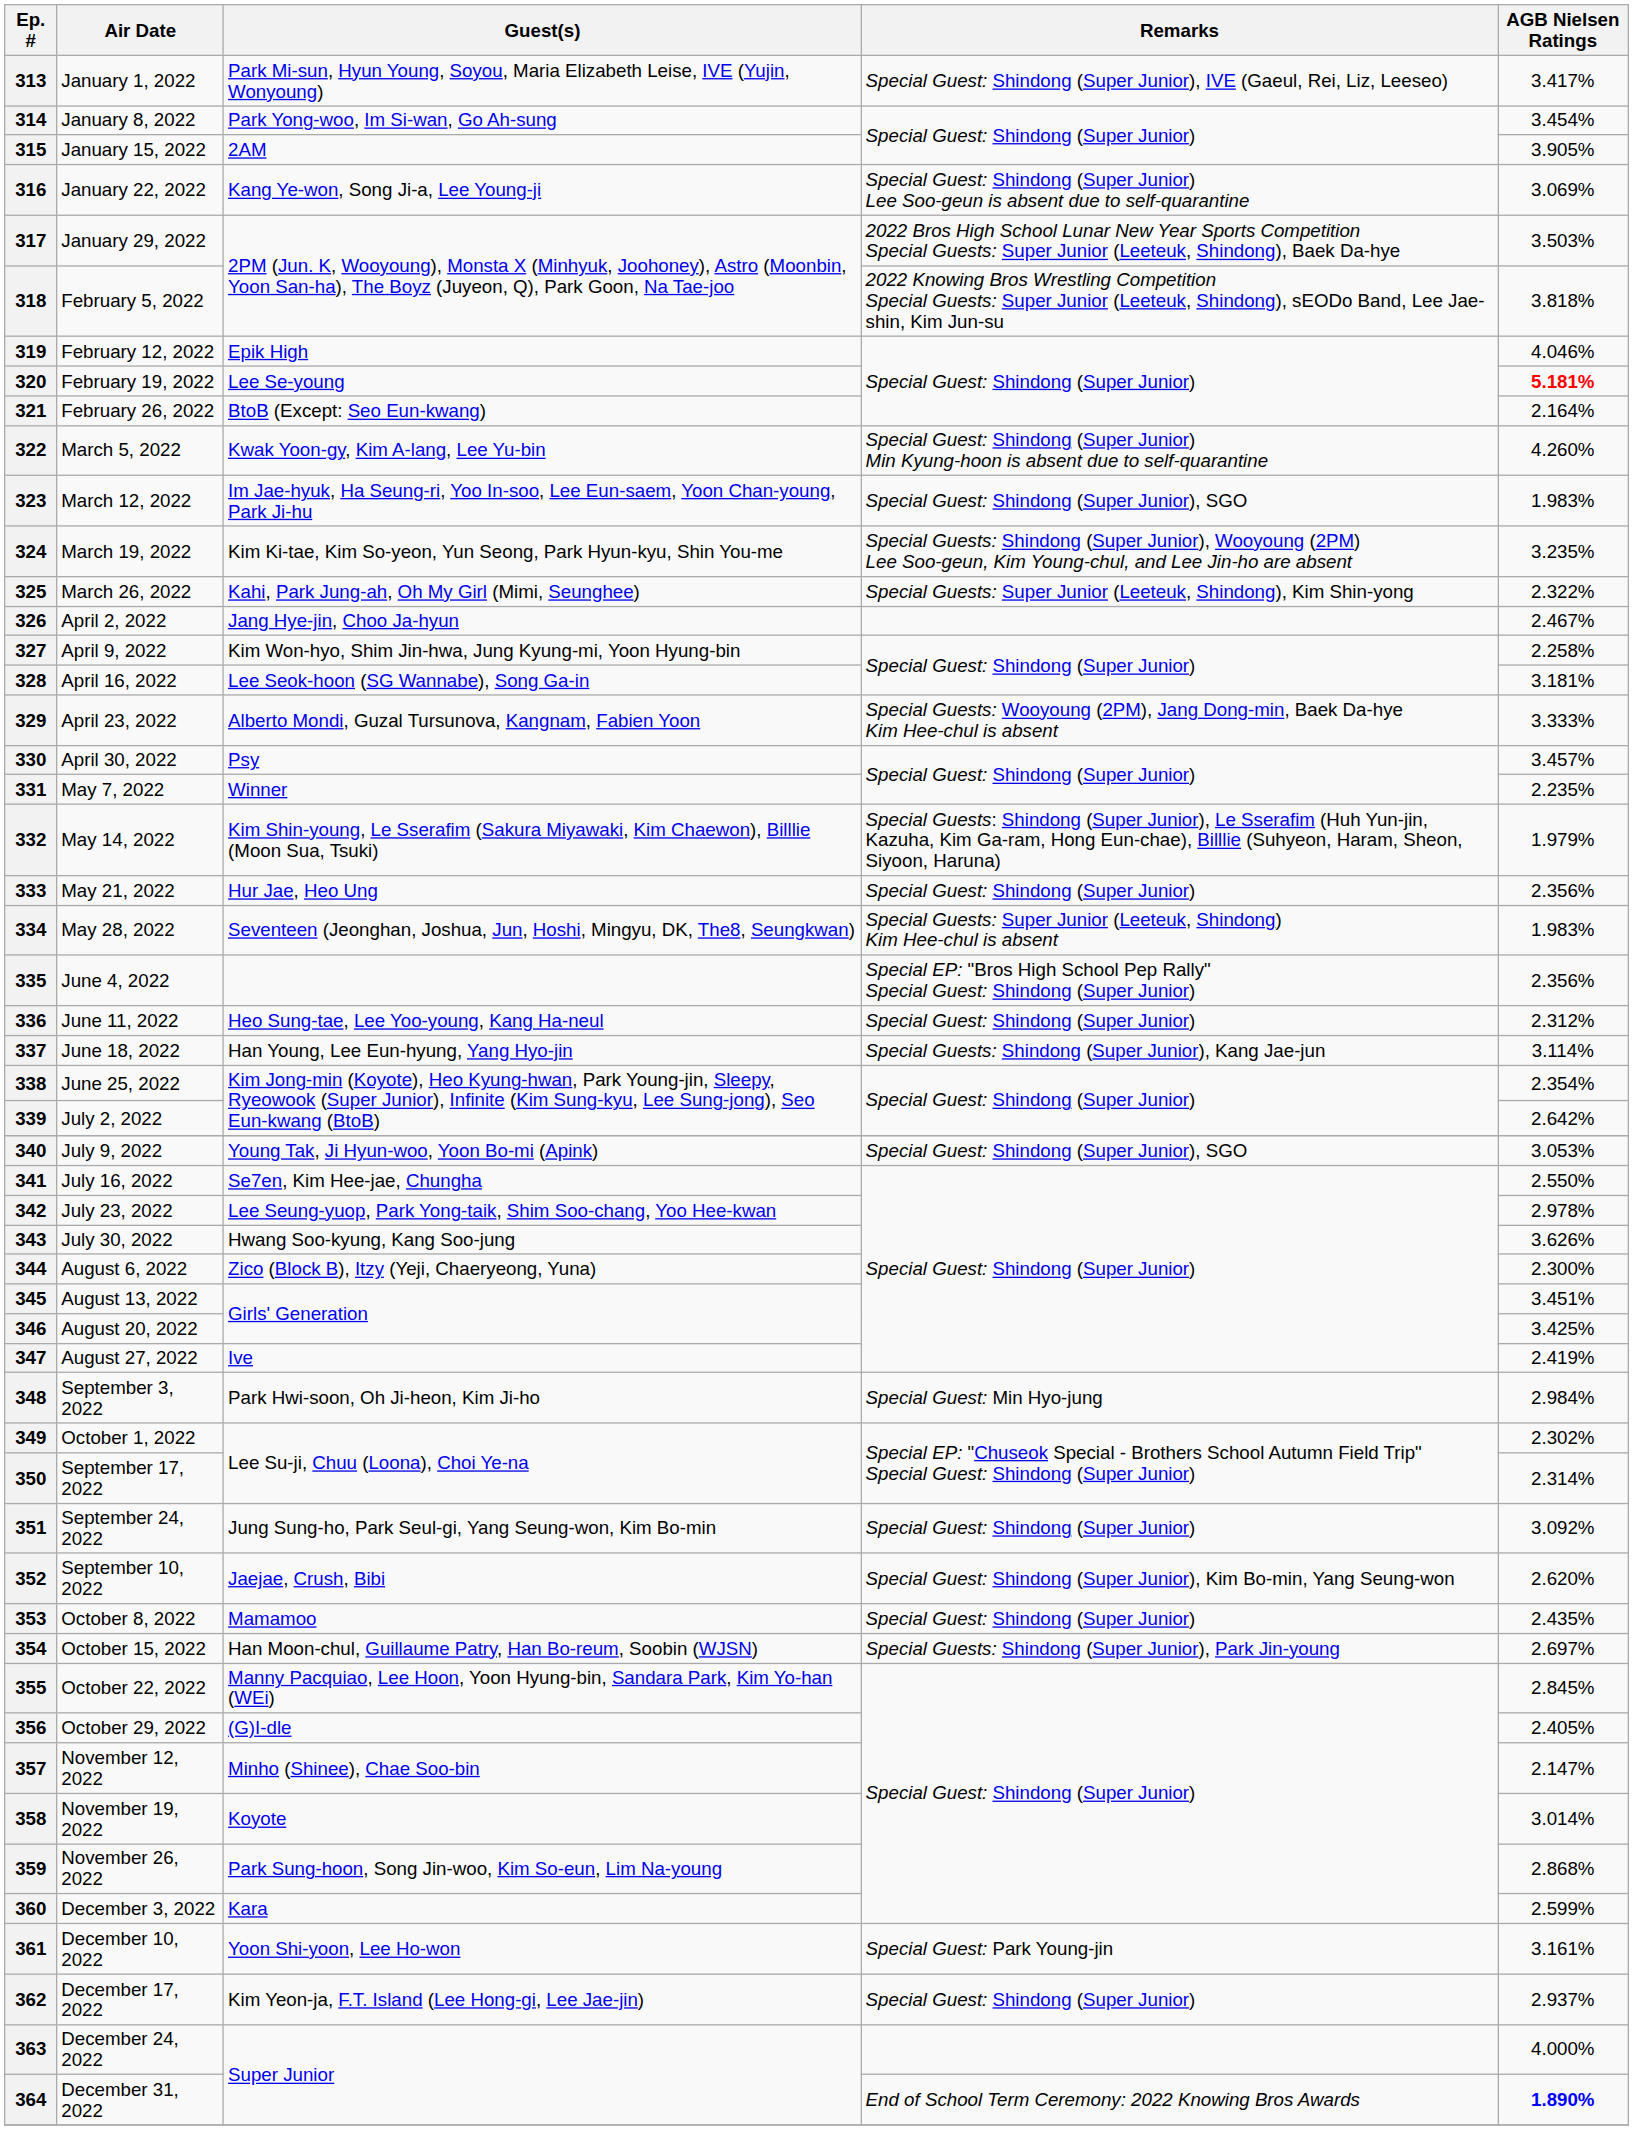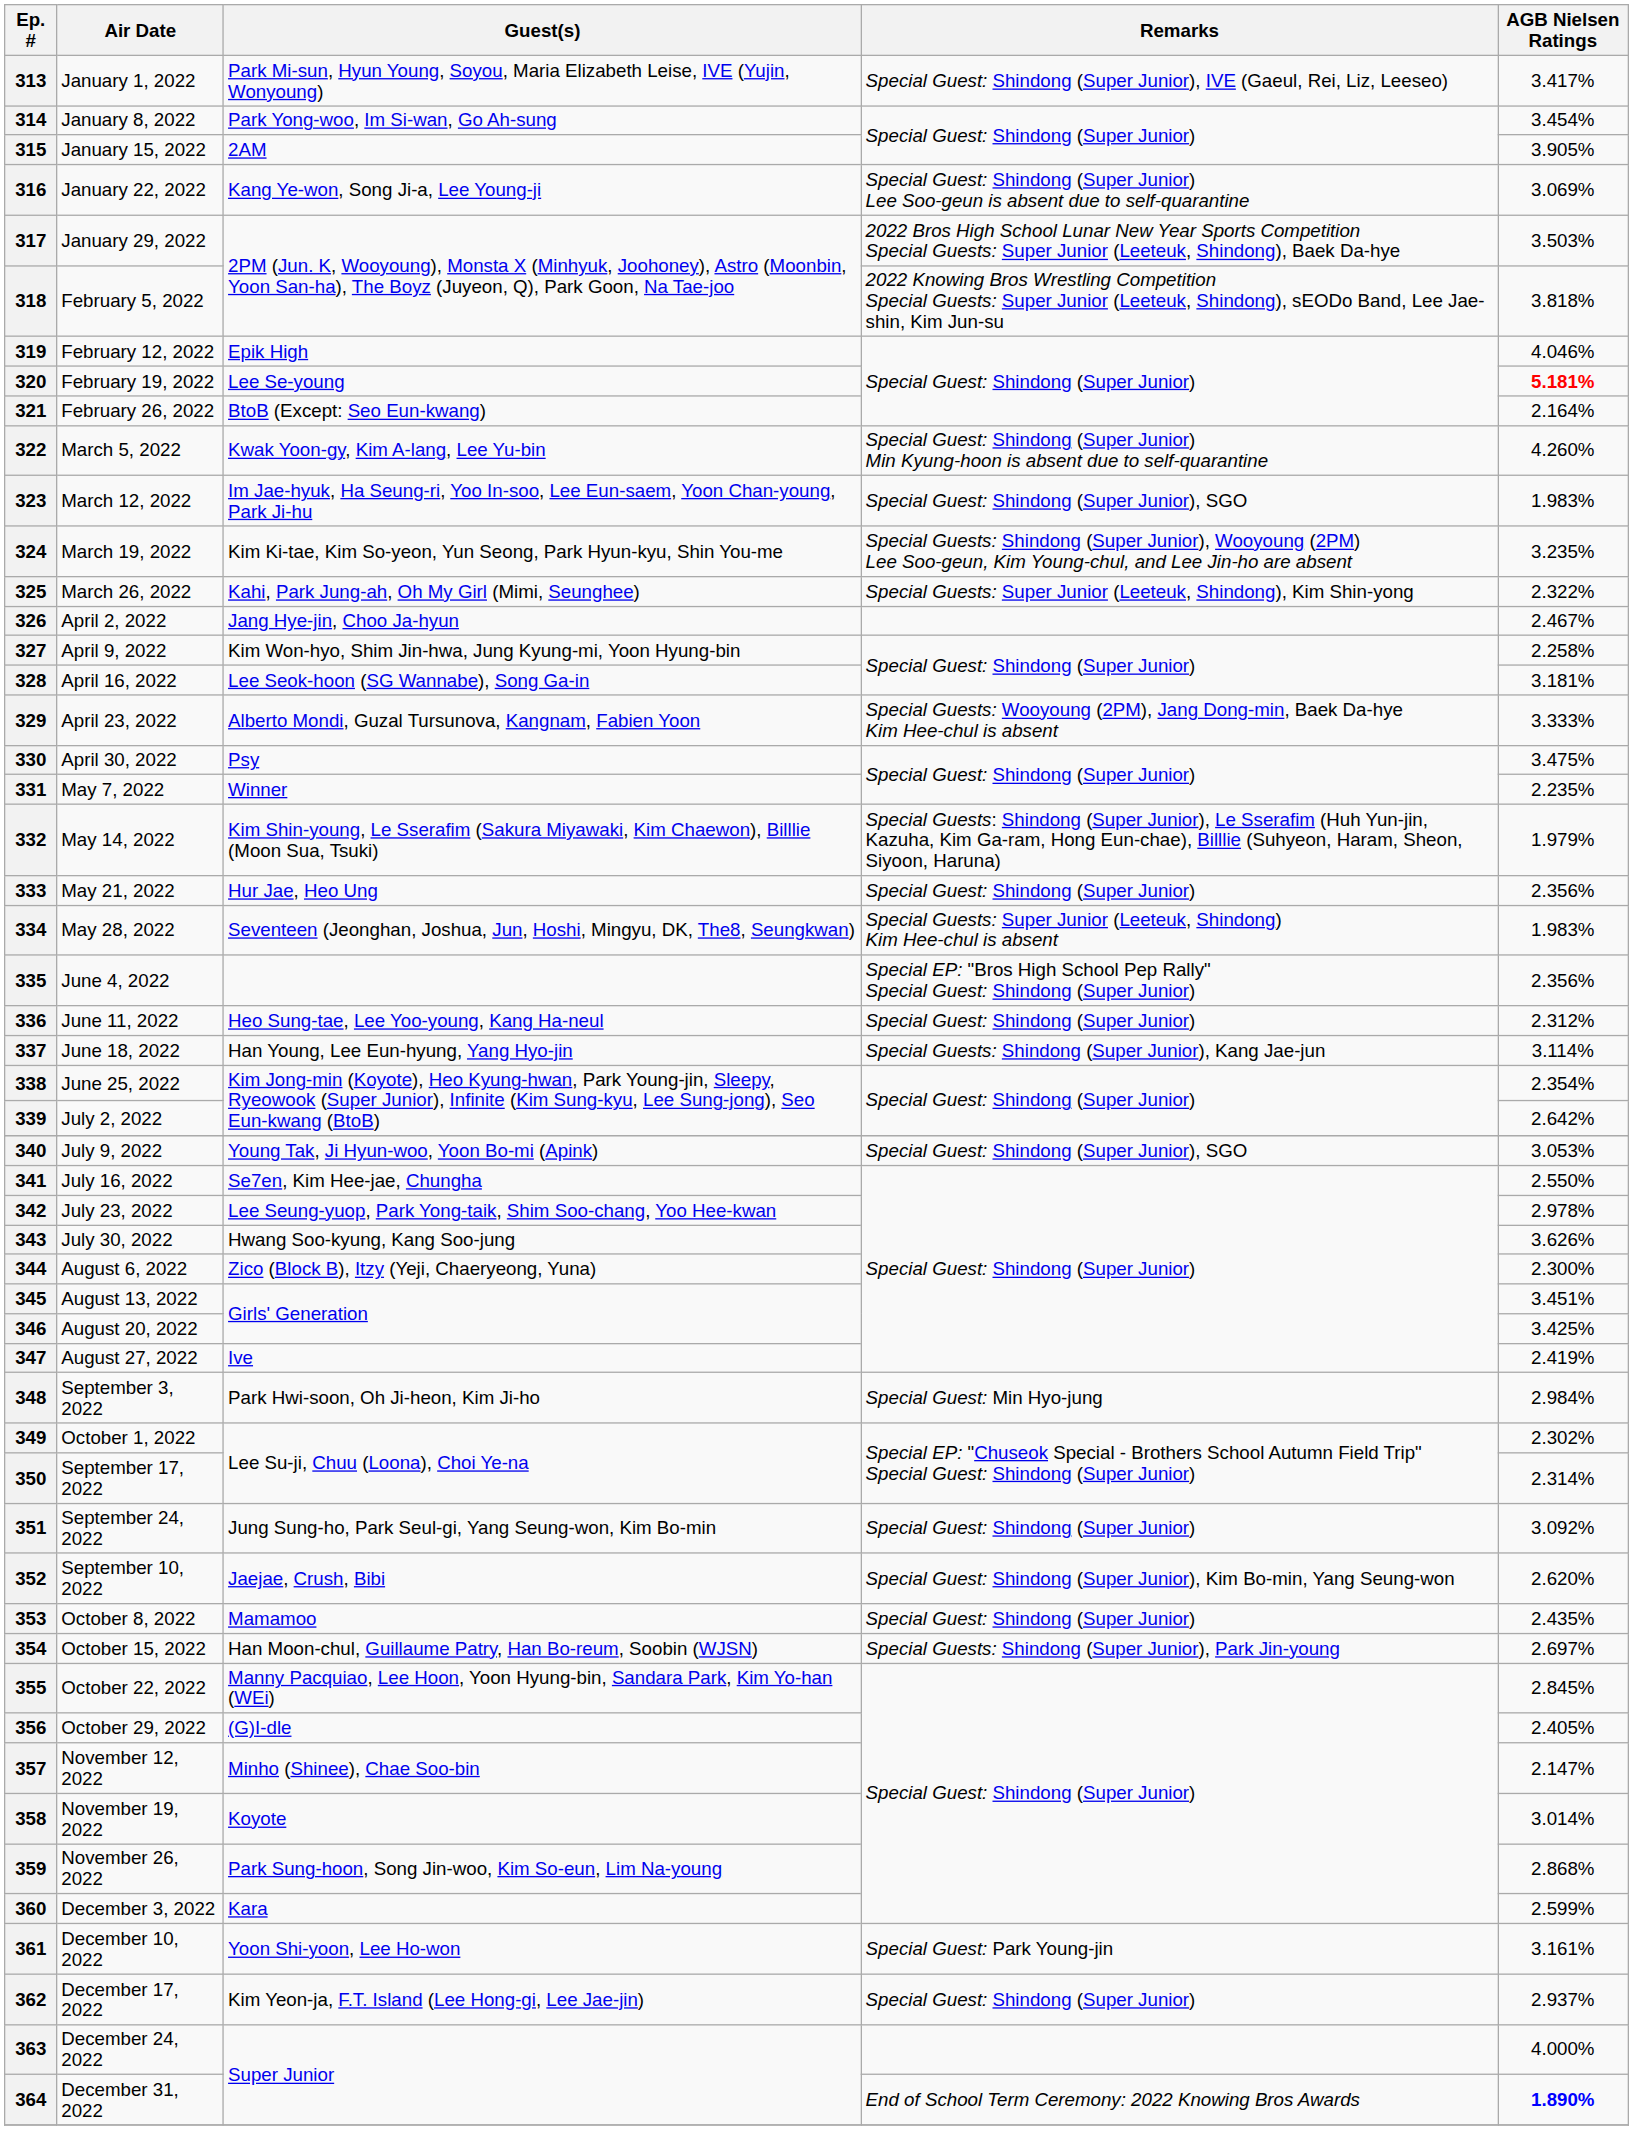(1563, 760) 3.457% -> (1563, 760) 3.475%
